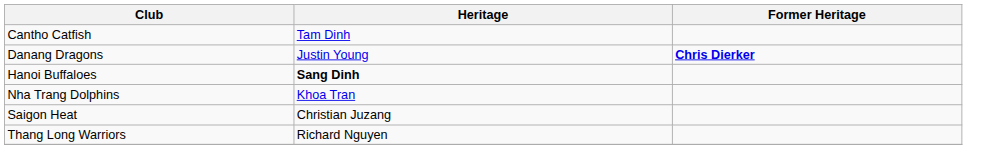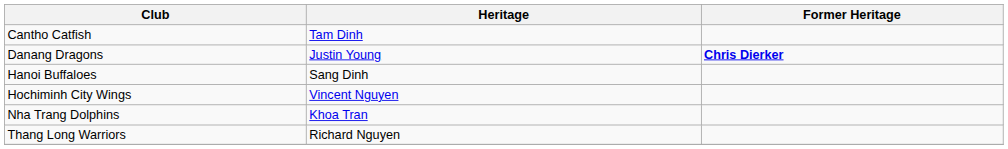(328, 75) bold -> (339, 75) normal
+ row: (69, 95)
- row: (42, 115)
